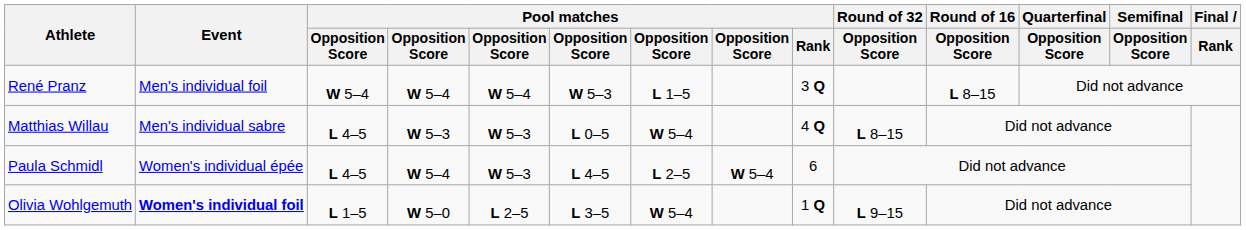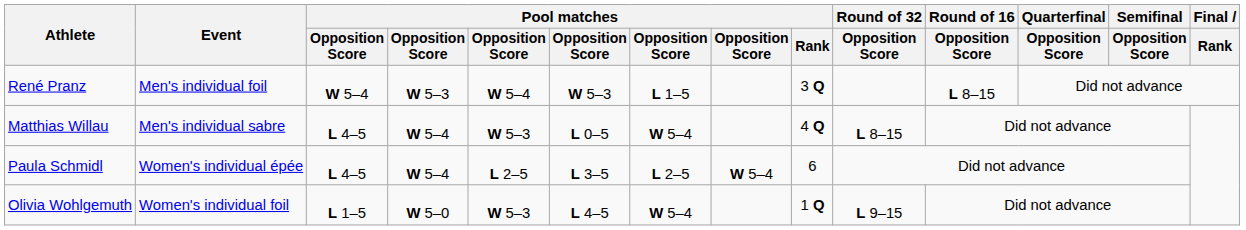(429, 94) W 5–4 -> (428, 94) W 5–3
(429, 134) W 5–3 -> (428, 134) W 5–4
(509, 174) W 5–3 -> (509, 174) L 2–5
(590, 174) L 4–5 -> (590, 174) L 3–5
(221, 206) bold -> (214, 206) normal
(509, 214) L 2–5 -> (509, 214) W 5–3
(590, 214) L 3–5 -> (590, 214) L 4–5
